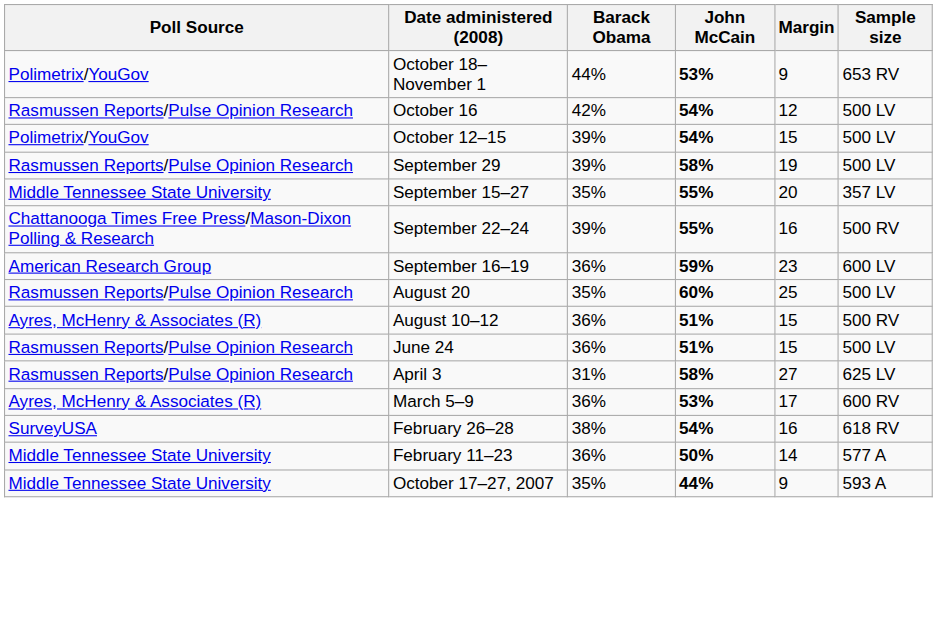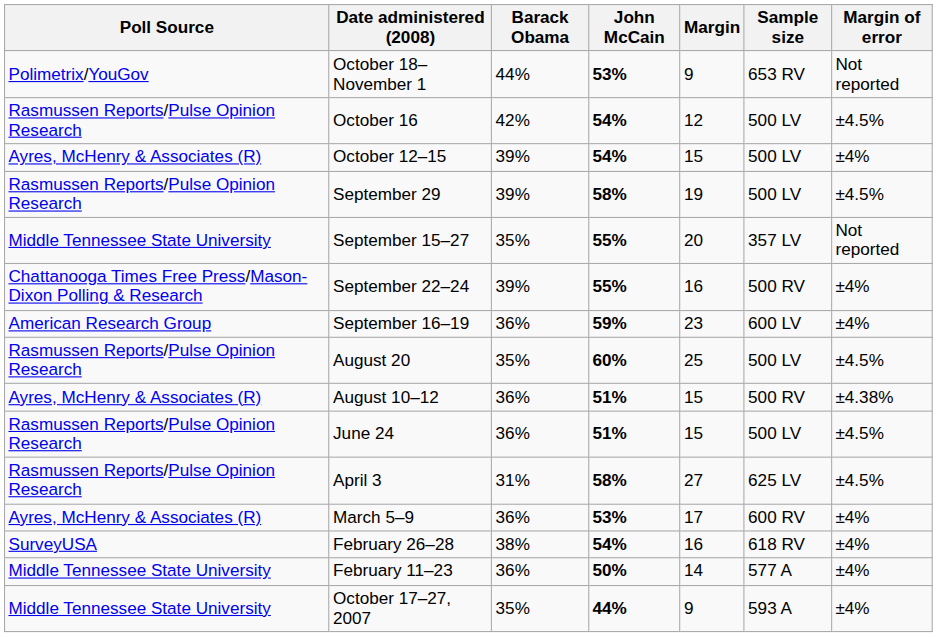+ column: (882, 27)
(79, 138) Polimetrix/YouGov -> (135, 157) Ayres, McHenry & Associates (R)
